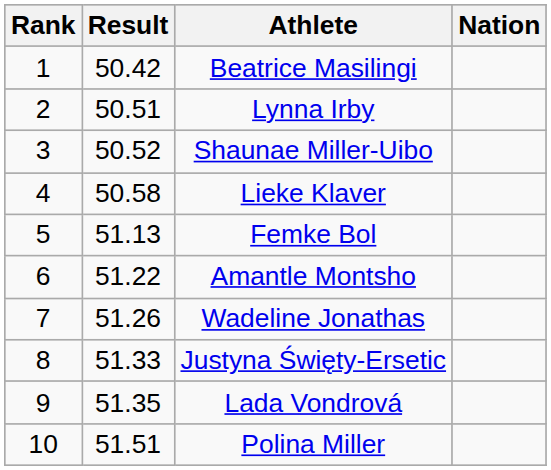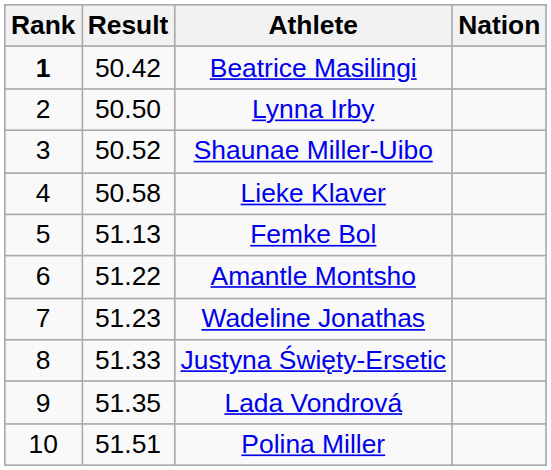(43, 67) normal -> (43, 67) bold
(128, 109) 50.51 -> (128, 109) 50.50
(128, 318) 51.26 -> (128, 318) 51.23
